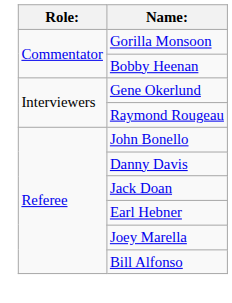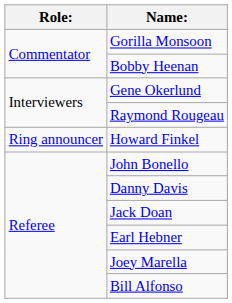+ row: (155, 139)
